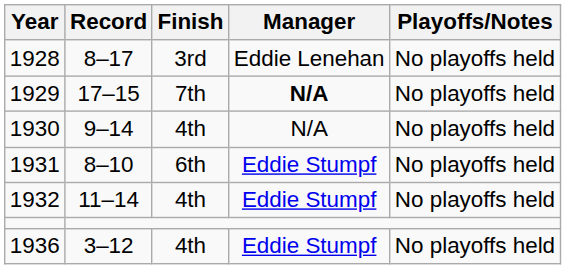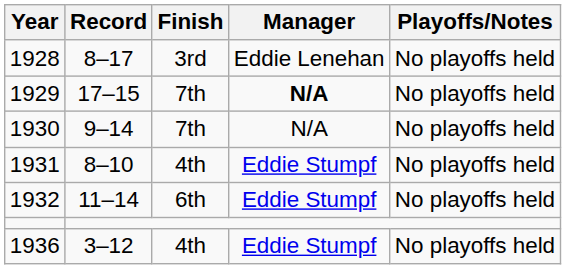(190, 128) 4th -> (190, 128) 7th
(190, 164) 6th -> (190, 164) 4th
(190, 199) 4th -> (190, 199) 6th
